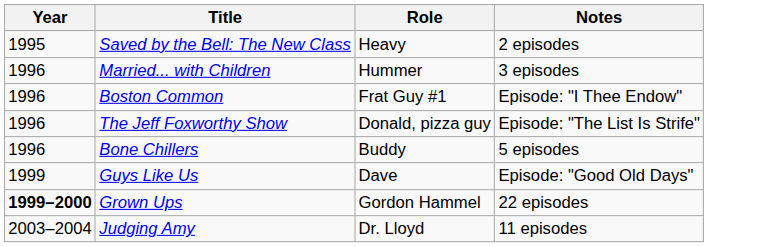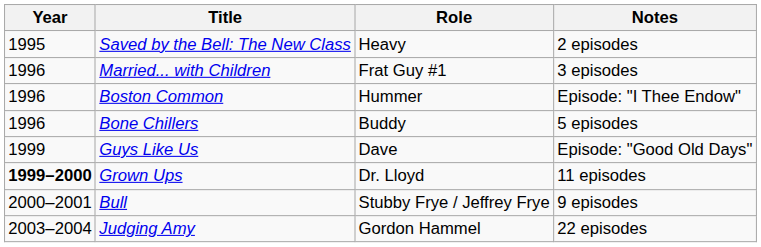(390, 70) Hummer -> (402, 70) Frat Guy #1
(402, 96) Frat Guy #1 -> (390, 96) Hummer
- row: (193, 123)
(420, 202) Gordon Hammel -> (391, 176) Dr. Lloyd
(543, 202) 22 episodes -> (602, 176) 11 episodes
+ row: (113, 202)
(391, 228) Dr. Lloyd -> (420, 228) Gordon Hammel
(543, 228) 11 episodes -> (602, 228) 22 episodes
